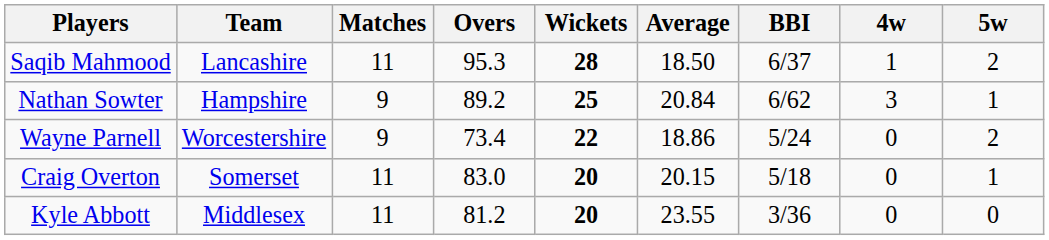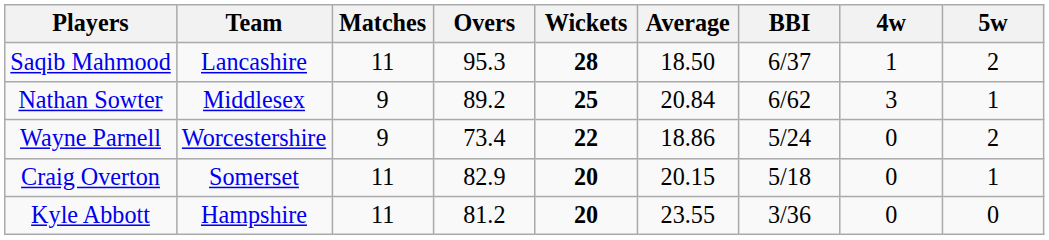(254, 100) Hampshire -> (254, 100) Middlesex
(484, 176) 83.0 -> (484, 176) 82.9
(254, 215) Middlesex -> (254, 215) Hampshire
